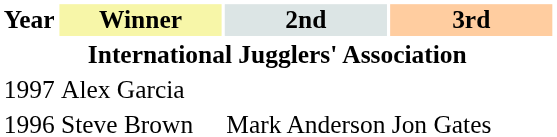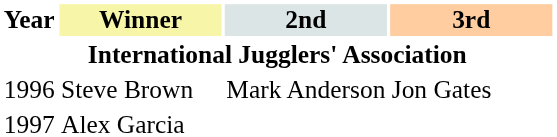rows swapped: (127, 124) <-> (123, 89)
